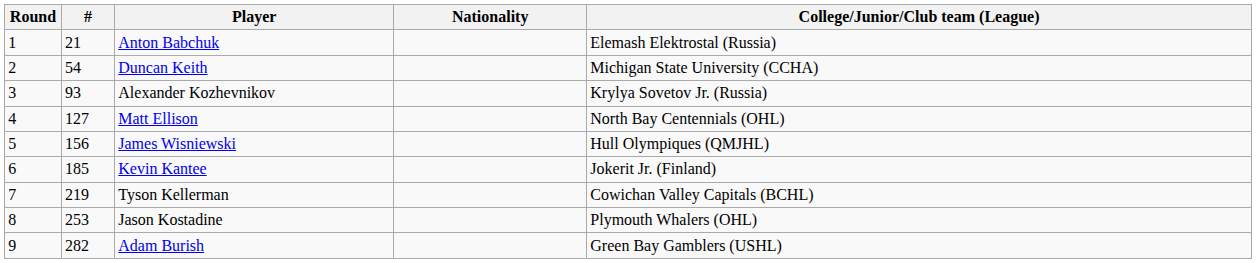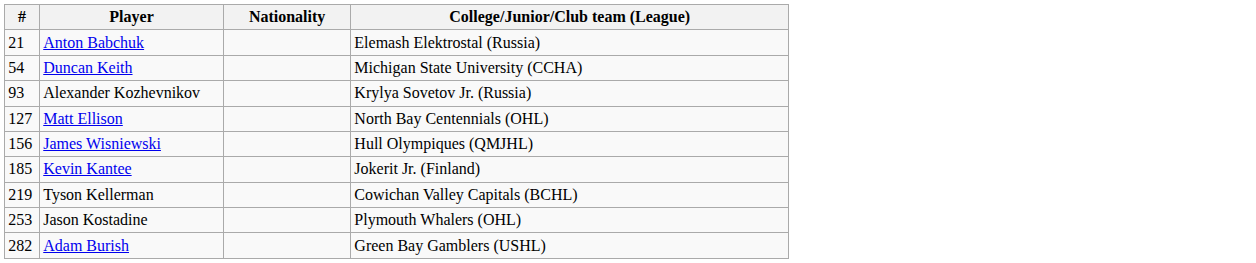- column: (33, 17)
